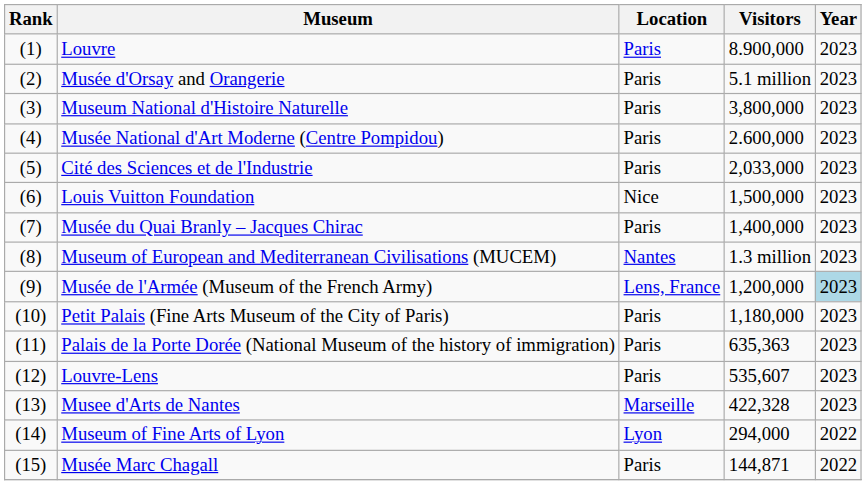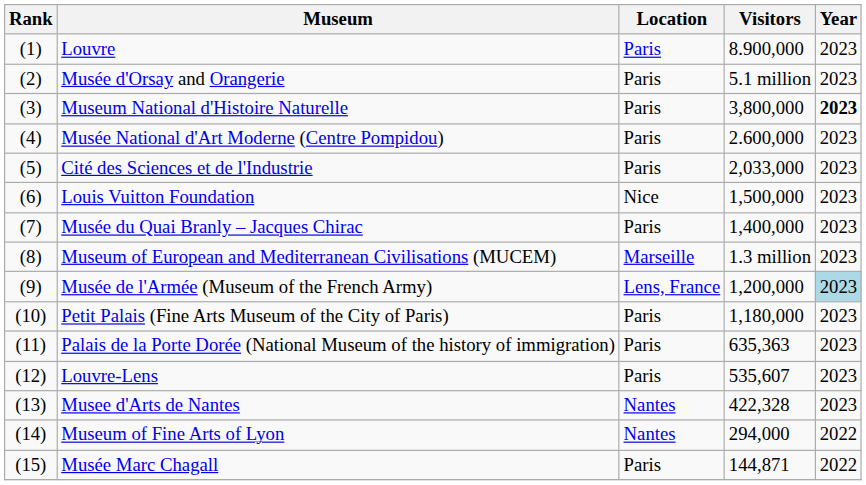(838, 108) normal -> (838, 108) bold
(650, 256) Nantes -> (659, 256) Marseille
(659, 405) Marseille -> (650, 405) Nantes
(643, 434) Lyon -> (650, 434) Nantes
